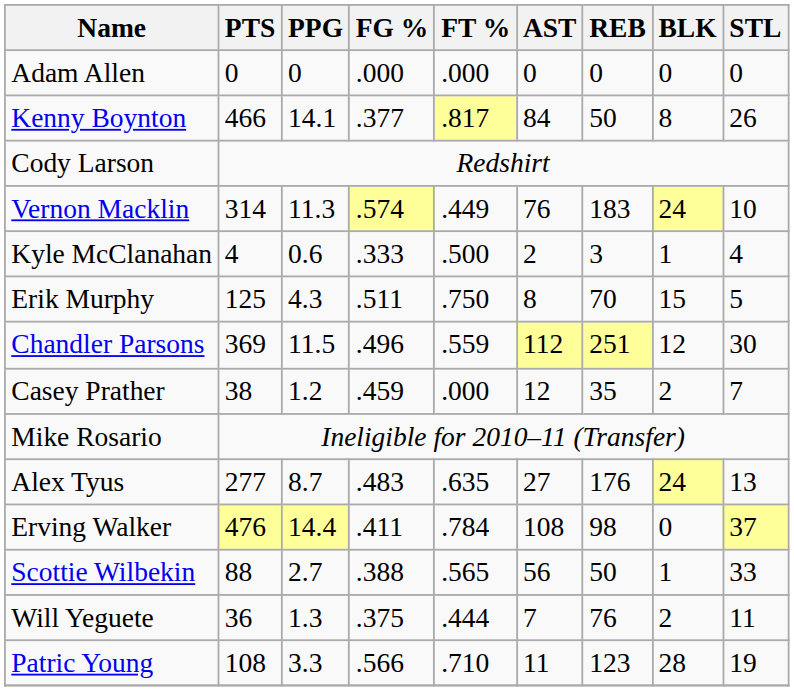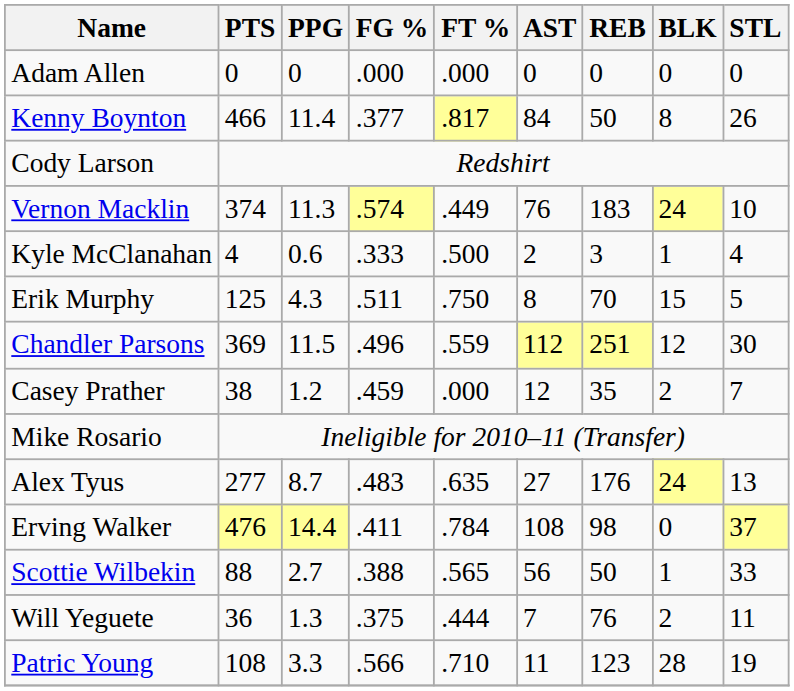(312, 118) 14.1 -> (312, 118) 11.4
(245, 208) 314 -> (245, 208) 374
